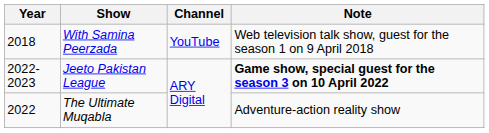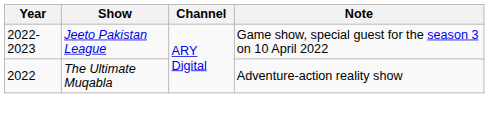- row: (99, 41)
(335, 75) bold -> (358, 41) normal
